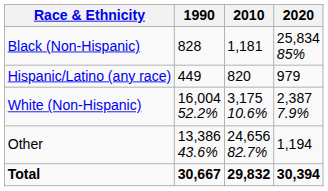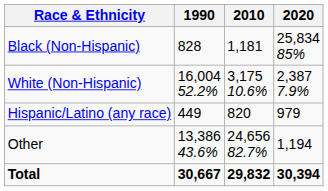rows swapped: (75, 106) <-> (89, 76)
